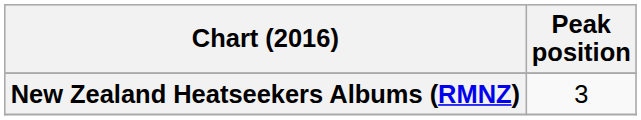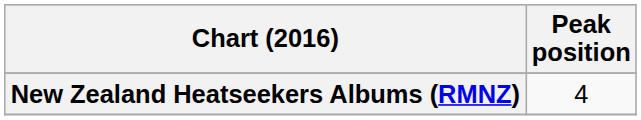(581, 93) 3 -> (581, 93) 4
